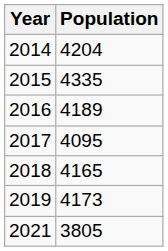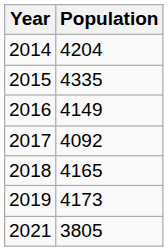(81, 110) 4189 -> (81, 110) 4149
(81, 140) 4095 -> (81, 140) 4092
